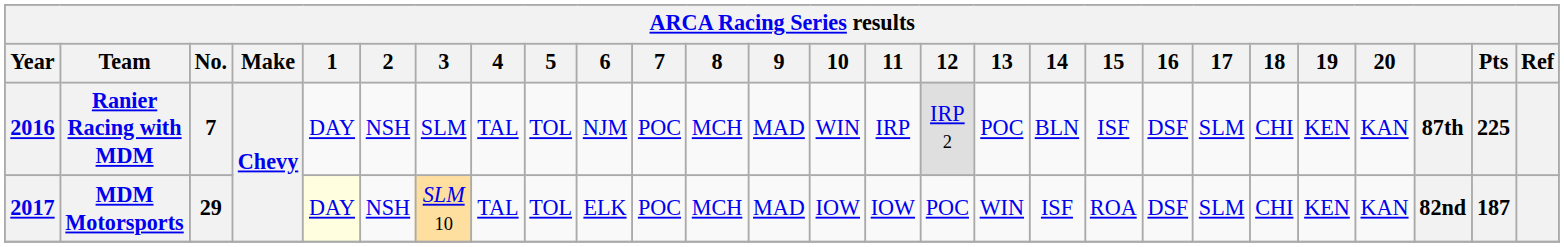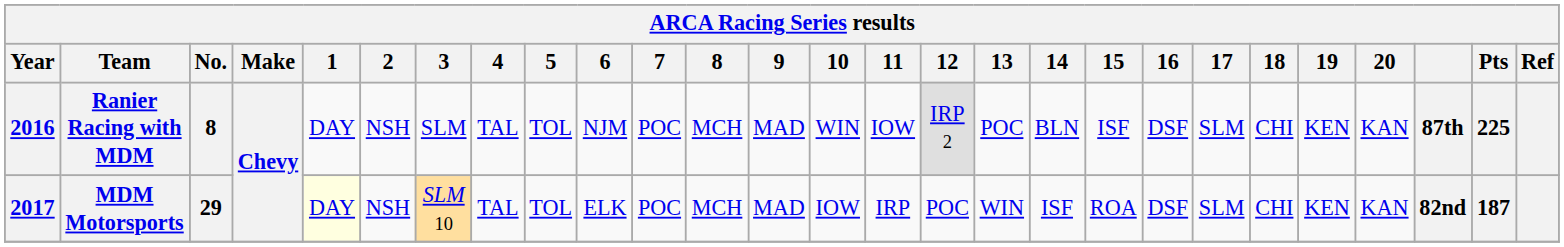(211, 128) 7 -> (211, 128) 8
(893, 128) IRP -> (893, 128) IOW
(893, 208) IOW -> (893, 208) IRP
